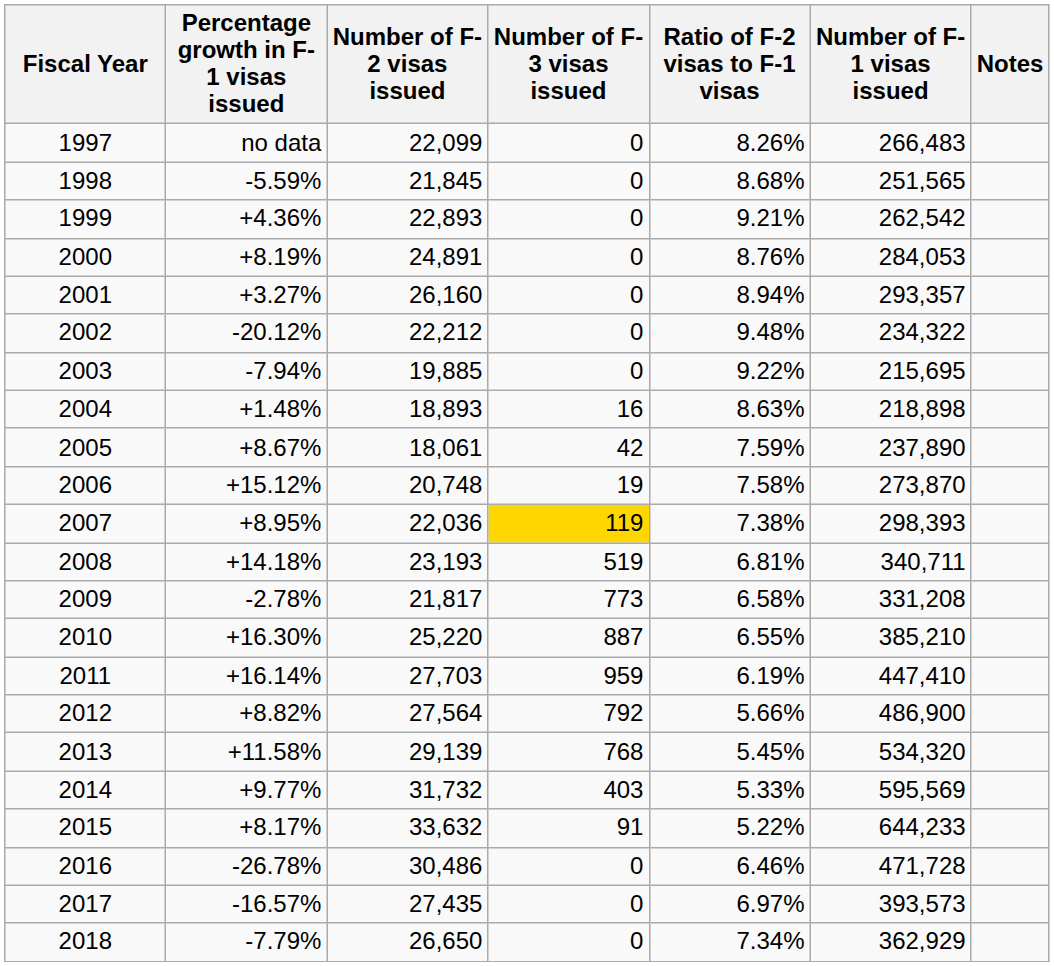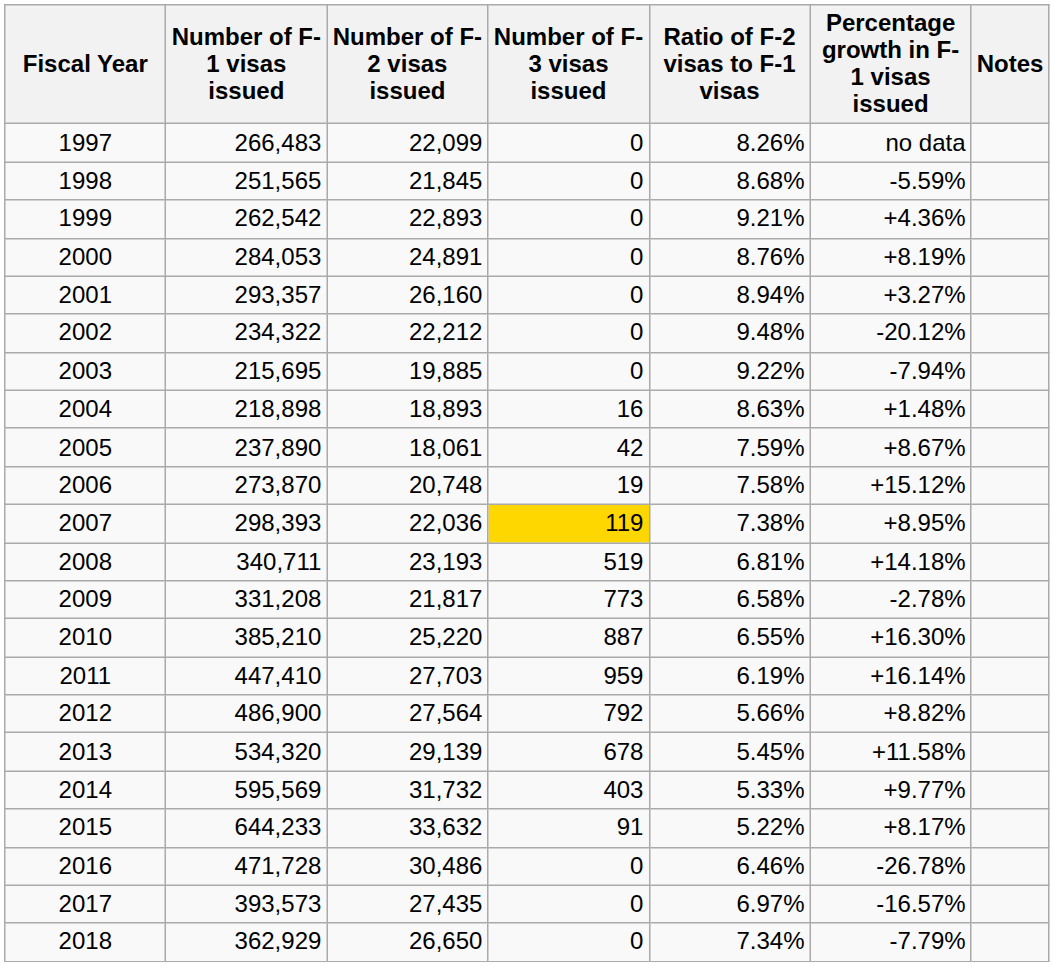columns swapped: (891, 64) <-> (246, 64)
(623, 751) 768 -> (623, 751) 678
